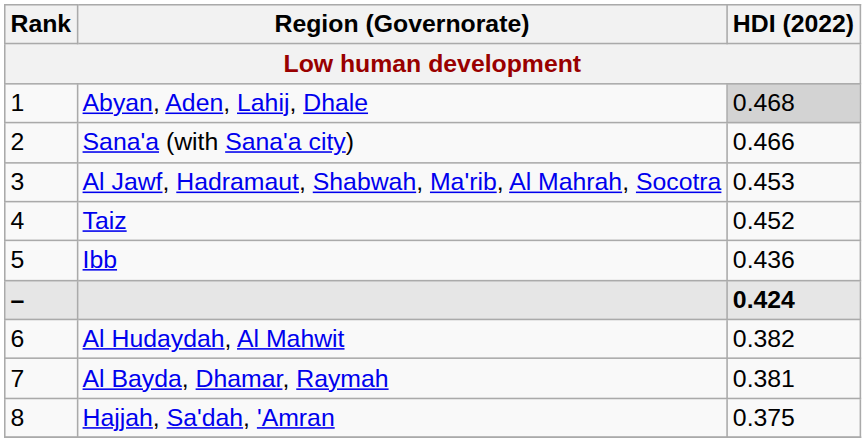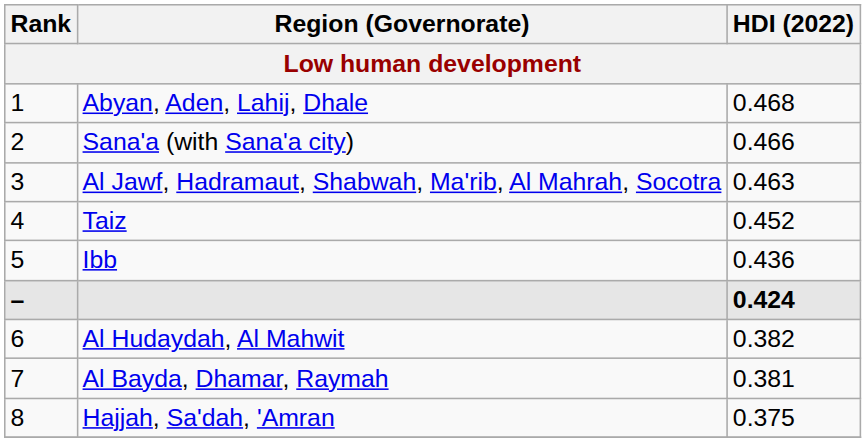(764, 102) lightgrey background -> (764, 102) no background
(764, 181) 0.453 -> (764, 181) 0.463
